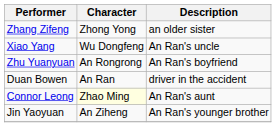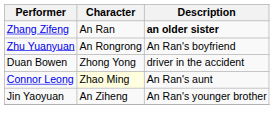(108, 29) Zhong Yong -> (97, 29) An Ran
(182, 29) normal -> (183, 29) bold
- row: (31, 46)
(97, 79) An Ran -> (108, 63) Zhong Yong
